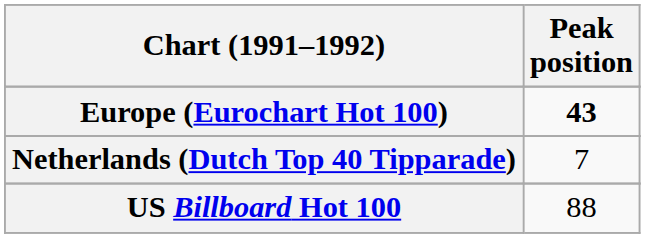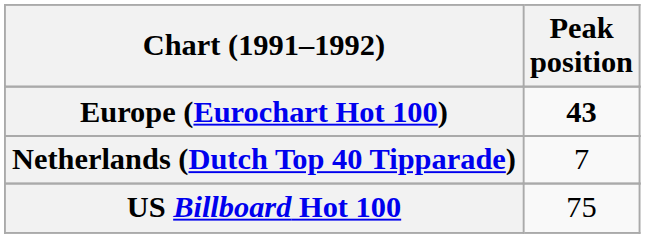(581, 207) 88 -> (581, 207) 75
